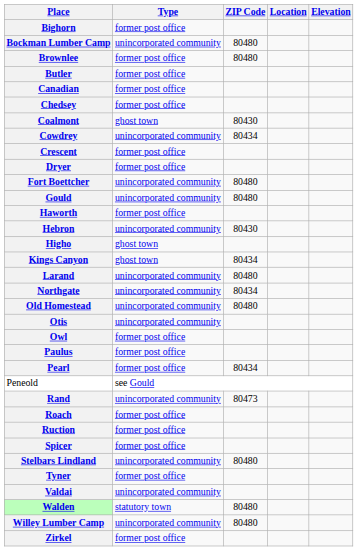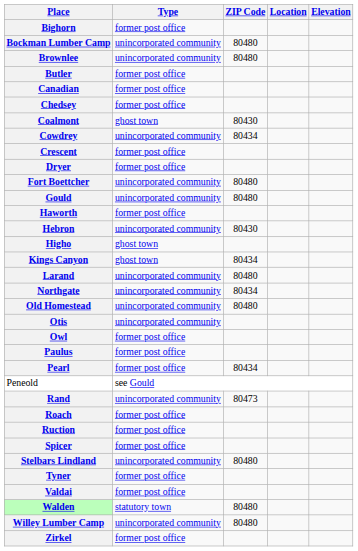(150, 58) former post office -> (168, 58) unincorporated community
(168, 492) unincorporated community -> (150, 492) former post office
